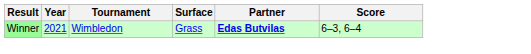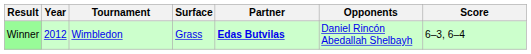+ column: (371, 12)
(55, 28) 2021 -> (55, 34) 2012
